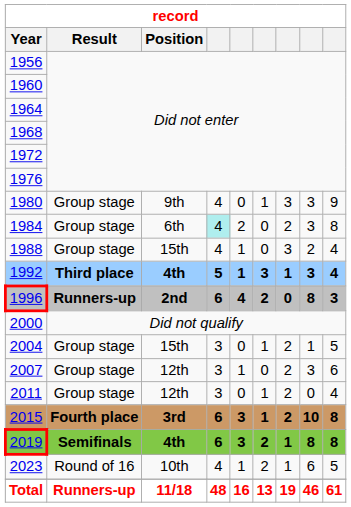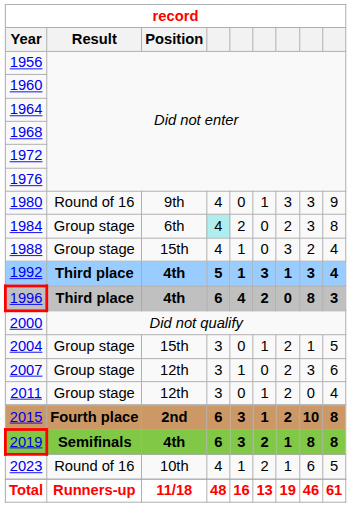(94, 202) Group stage -> (94, 202) Round of 16
(95, 298) Runners-up -> (95, 298) Third place
(174, 298) 2nd -> (174, 298) 4th
(174, 417) 3rd -> (174, 417) 2nd
